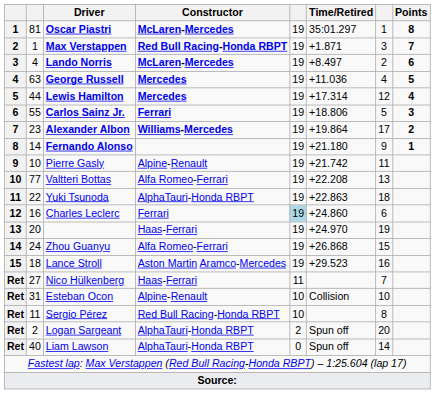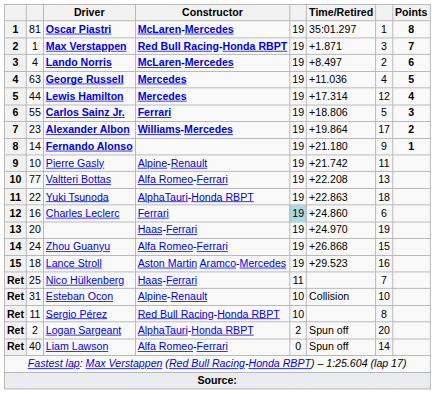(35, 280) 27 -> (35, 280) 25
(196, 347) AlphaTauri-Honda RBPT -> (183, 347) Alfa Romeo-Ferrari
